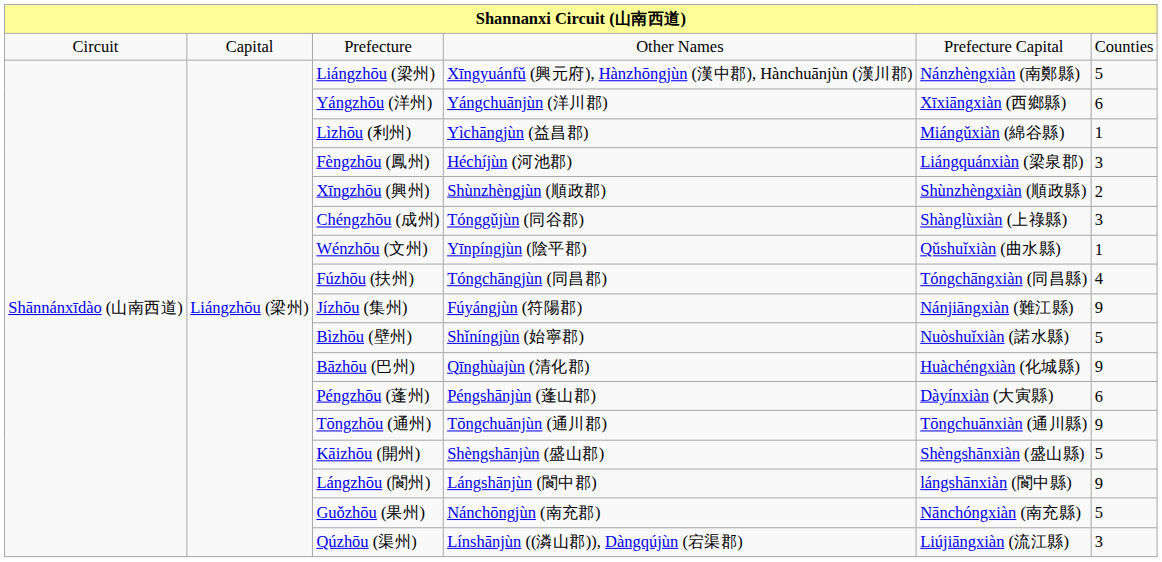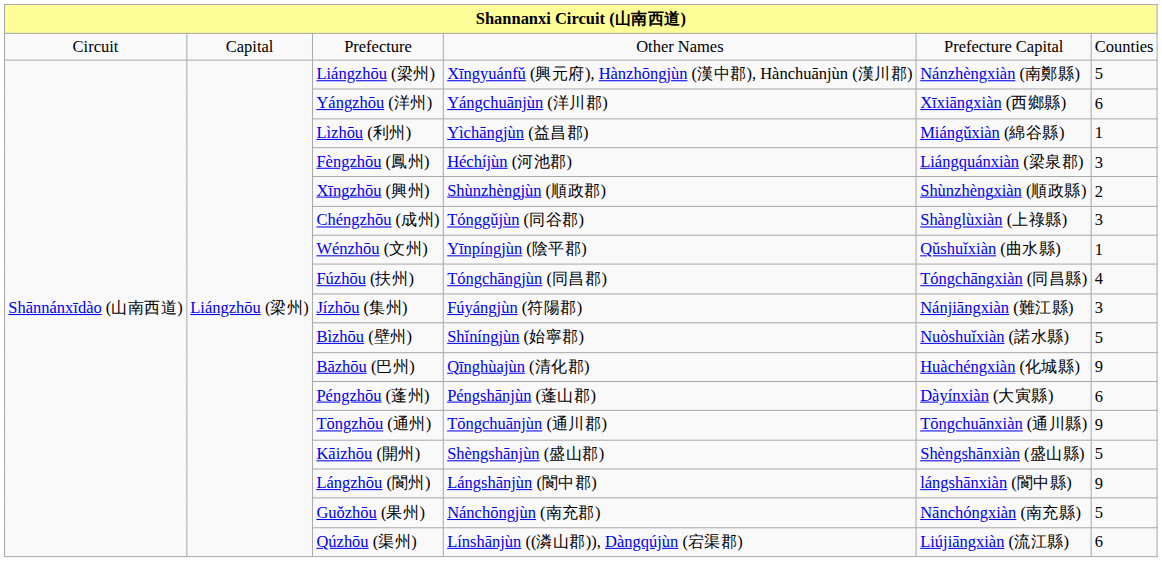(1099, 308) 9 -> (1099, 308) 3
(1099, 542) 3 -> (1099, 542) 6
